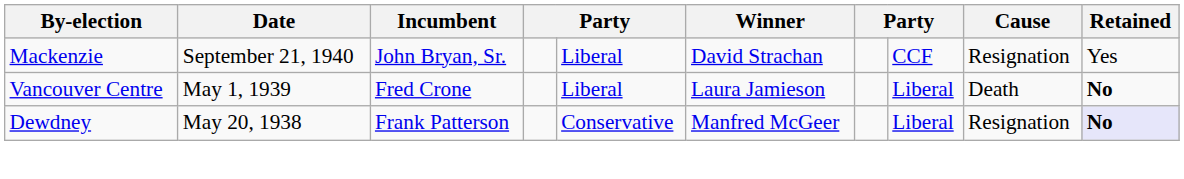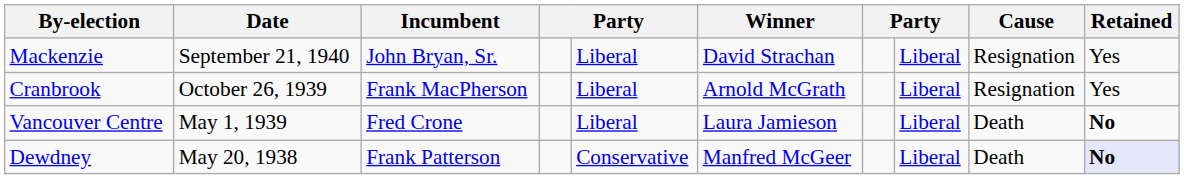(912, 55) CCF -> (930, 55) Liberal
+ row: (55, 88)
(1019, 122) Resignation -> (999, 156) Death
